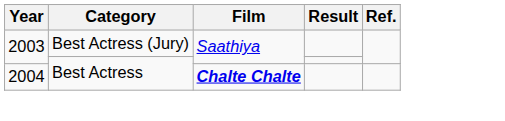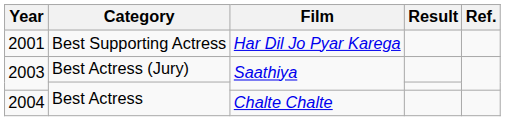+ row: (26, 43)
(249, 76) bold -> (283, 102) normal
